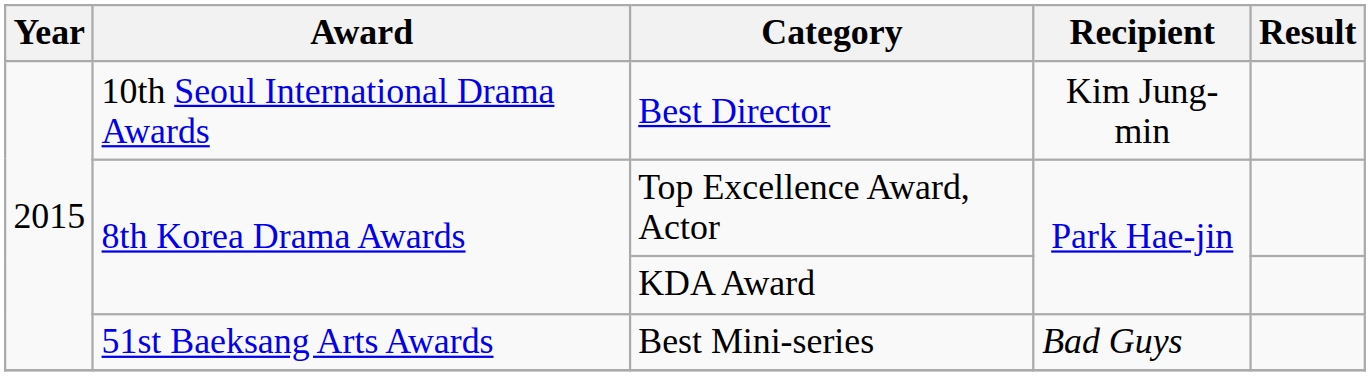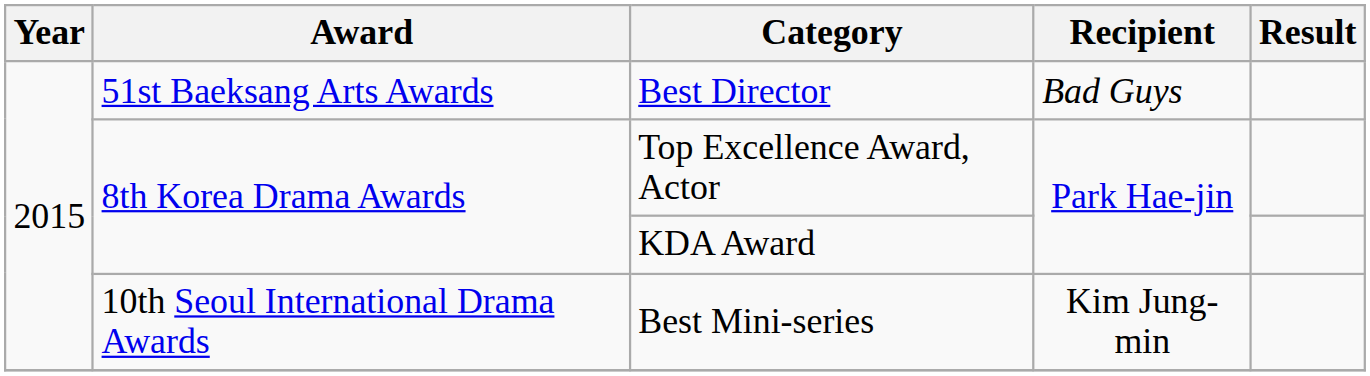(328, 109) 10th Seoul International Drama Awards -> (298, 89) 51st Baeksang Arts Awards
(1142, 109) Kim Jung-min -> (1112, 89) Bad Guys
(298, 340) 51st Baeksang Arts Awards -> (328, 320) 10th Seoul International Drama Awards
(1112, 340) Bad Guys -> (1142, 320) Kim Jung-min
